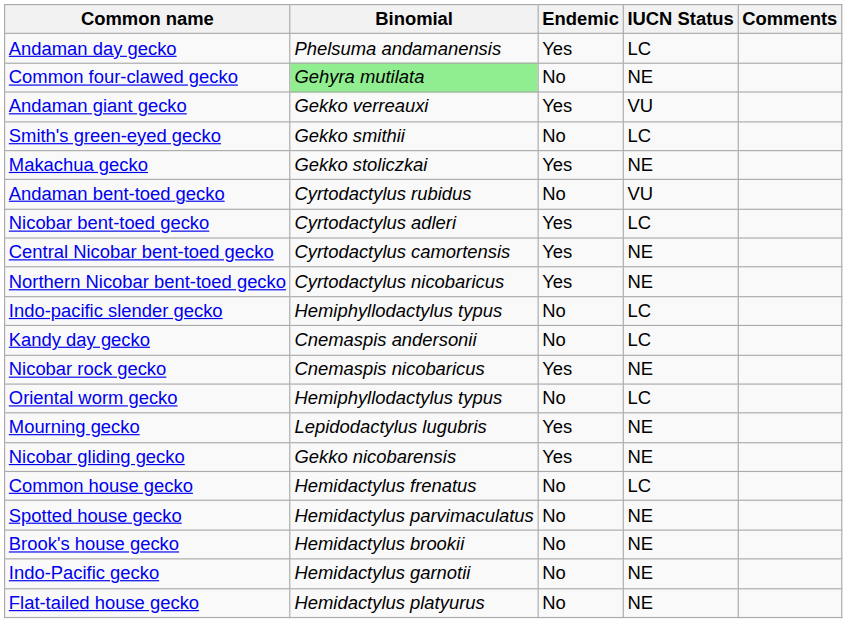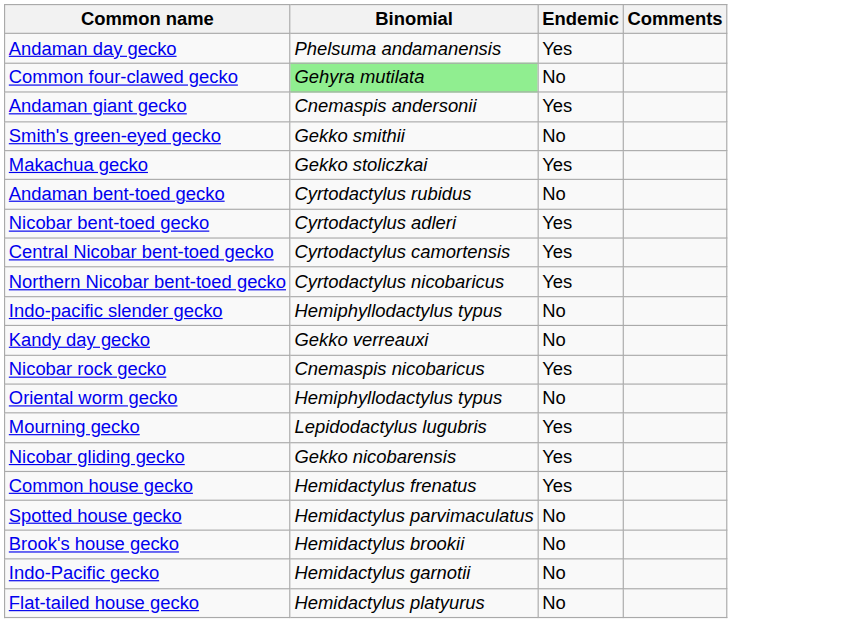- column: (681, 19)
(361, 106) Gekko verreauxi -> (386, 106) Cnemaspis andersonii
(386, 340) Cnemaspis andersonii -> (361, 340) Gekko verreauxi
(554, 485) No -> (557, 485) Yes
